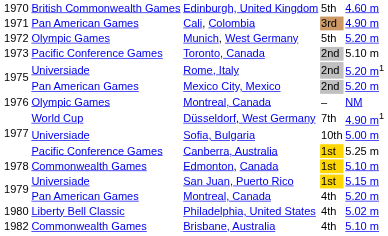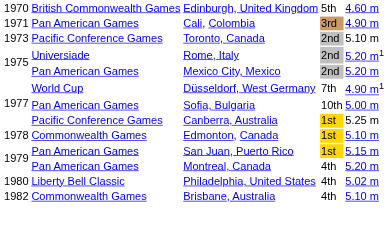- row: (16, 38)
- row: (16, 102)
(61, 135) Universiade -> (85, 105) Pan American Games
(61, 181) Universiade -> (85, 151) Pan American Games
